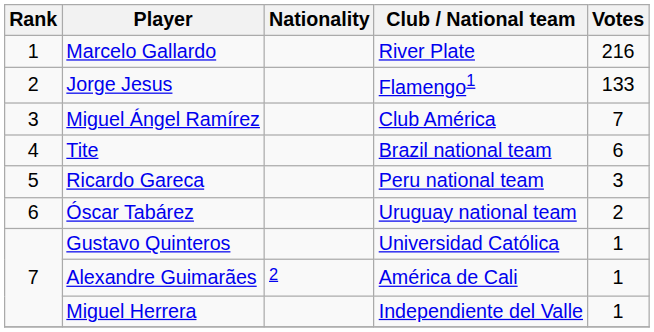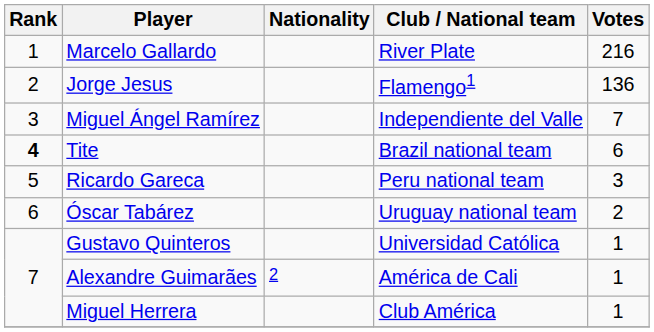(618, 85) 133 -> (618, 85) 136
(437, 119) Club América -> (481, 119) Independiente del Valle
(33, 150) normal -> (33, 150) bold
(481, 311) Independiente del Valle -> (437, 311) Club América
